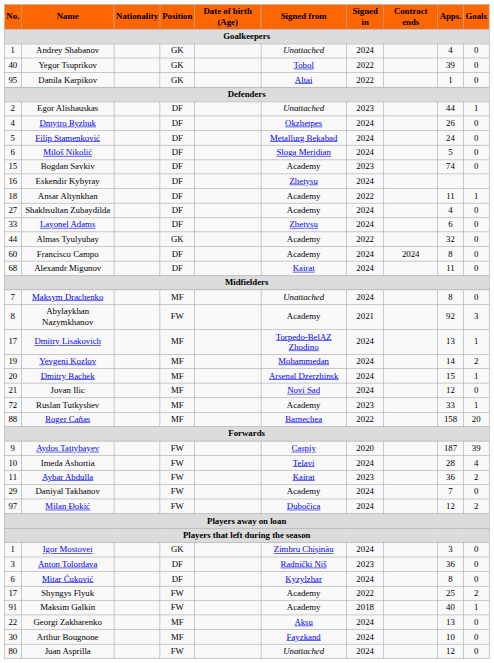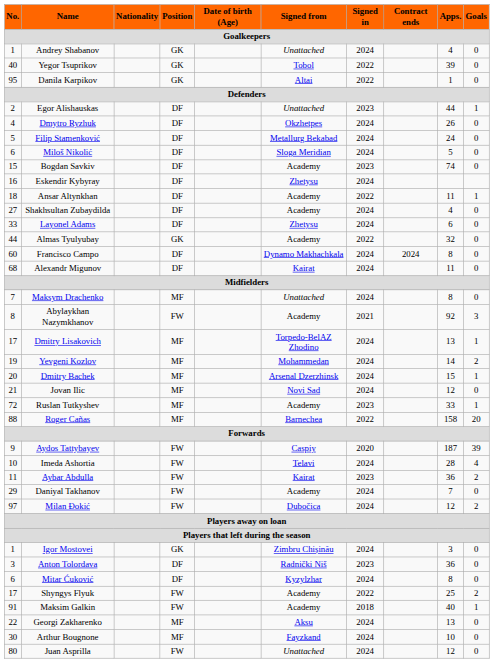(304, 254) Academy -> (304, 254) Dynamo Makhachkala
